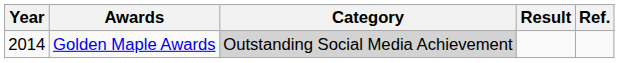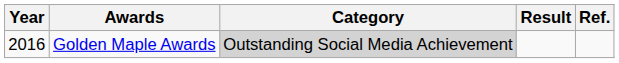(27, 44) 2014 -> (27, 44) 2016
